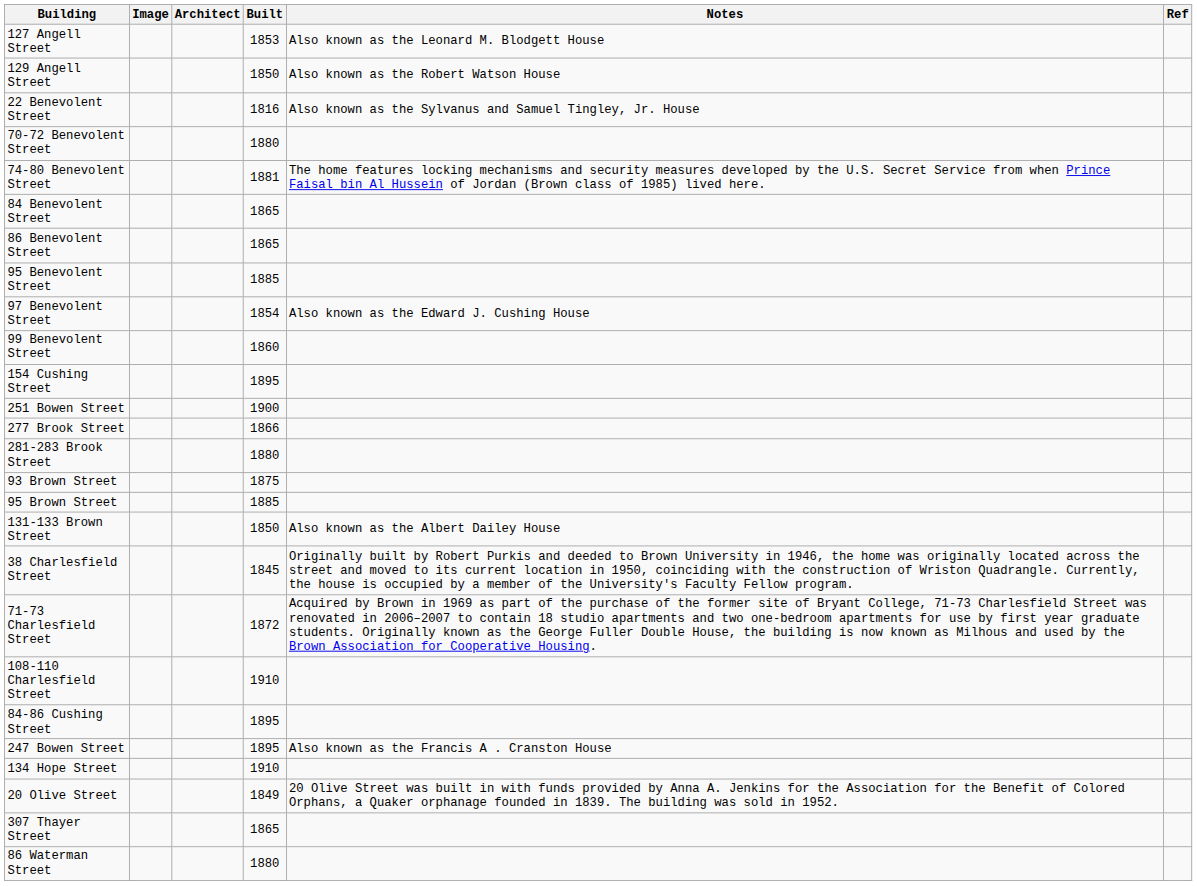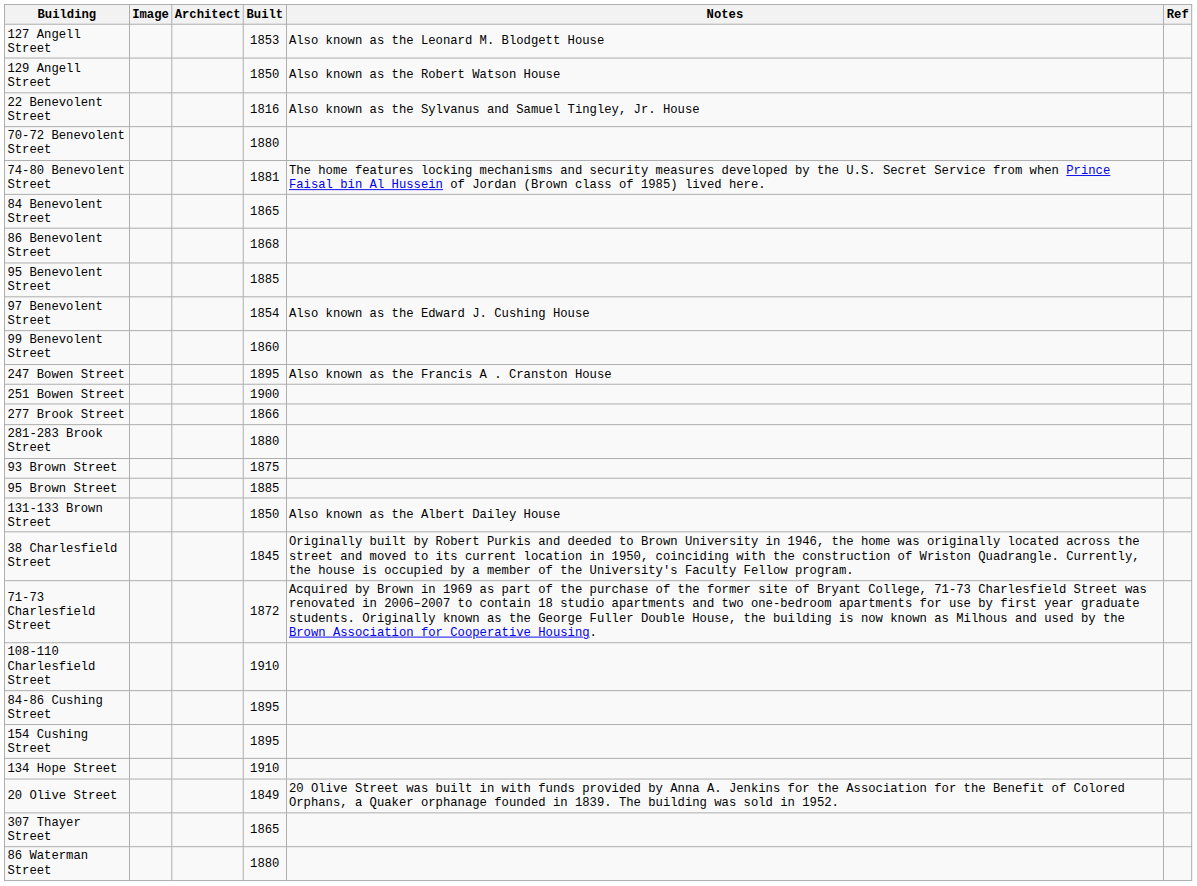(265, 245) 1865 -> (265, 245) 1868
rows swapped: (66, 749) <-> (48, 382)
